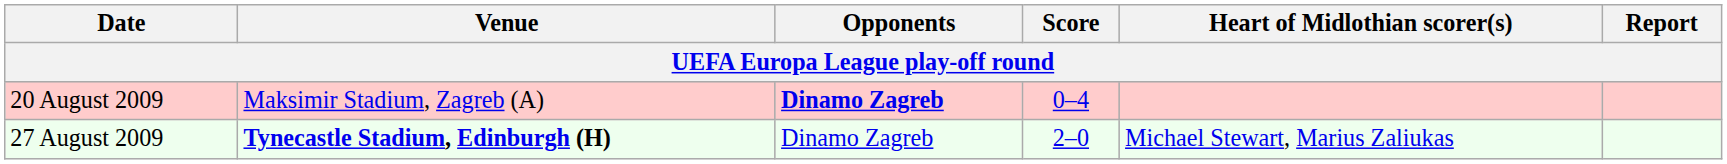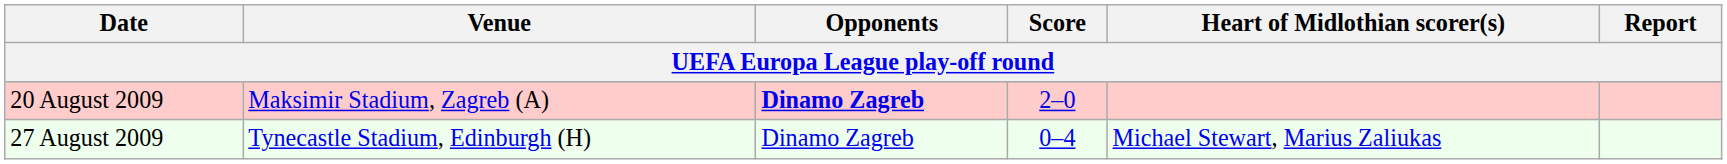(1071, 100) 0–4 -> (1057, 100) 2–0
(427, 138) bold -> (420, 138) normal
(1071, 138) 2–0 -> (1057, 138) 0–4
